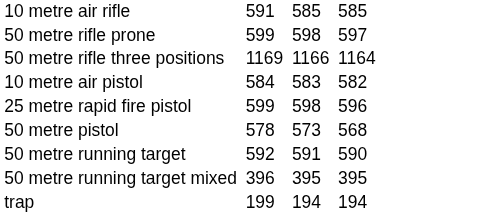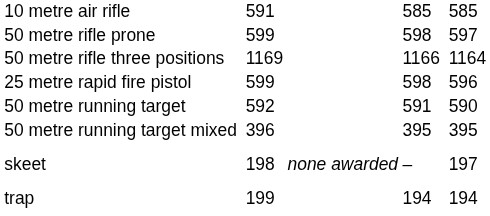- row: (74, 82)
- row: (61, 130)
+ row: (25, 164)
